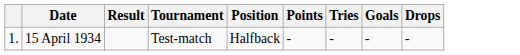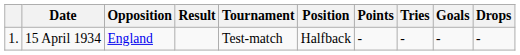+ column: (140, 16)
